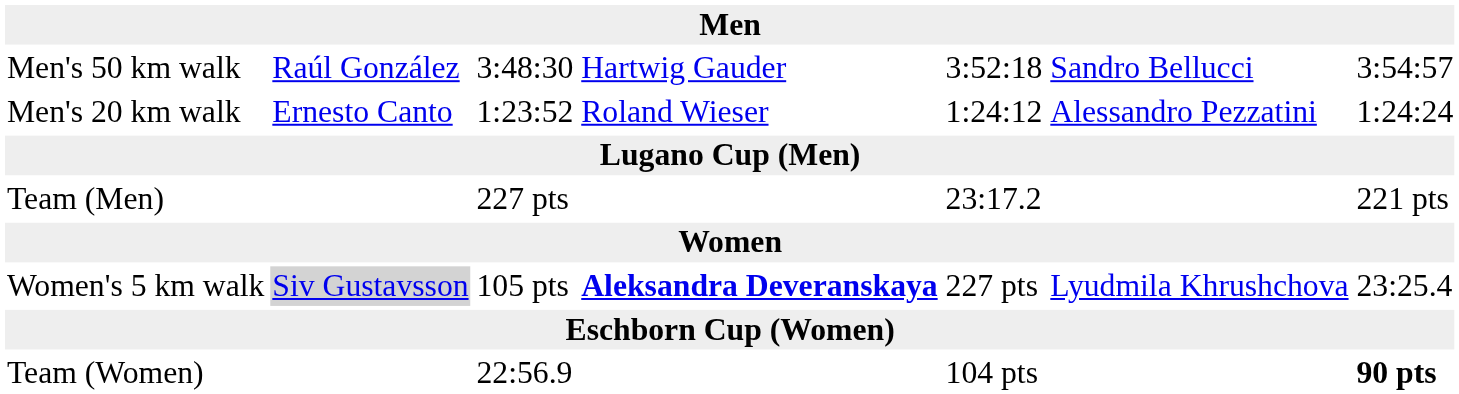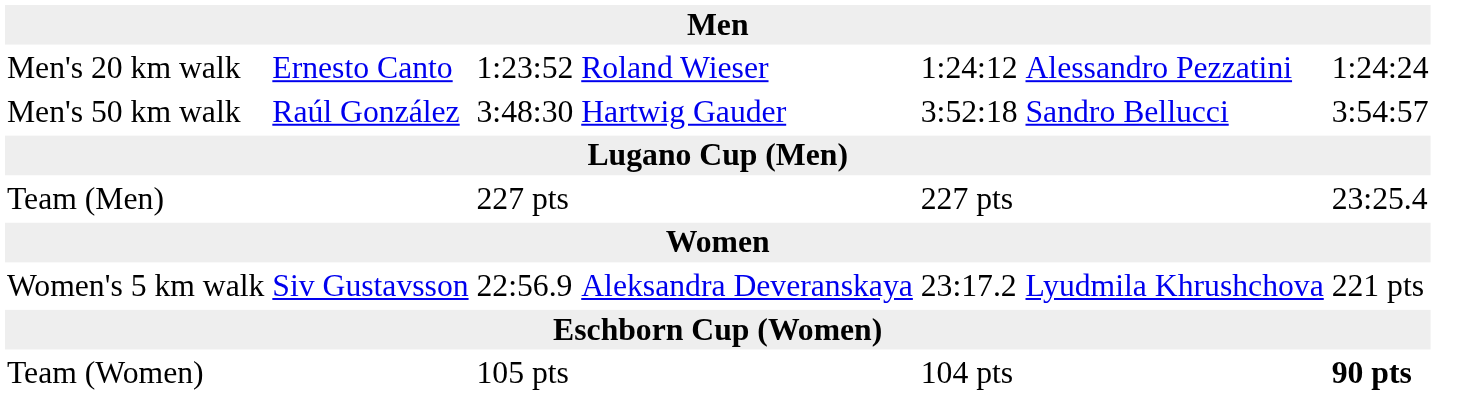rows swapped: (124, 111) <-> (124, 67)
(994, 198) 23:17.2 -> (967, 198) 227 pts
(1403, 198) 221 pts -> (1380, 198) 23:25.4
(370, 285) lightgrey background -> (370, 285) no background
(523, 285) 105 pts -> (524, 285) 22:56.9
(759, 285) bold -> (747, 285) normal
(992, 285) 227 pts -> (969, 285) 23:17.2
(1404, 285) 23:25.4 -> (1378, 285) 221 pts
(524, 372) 22:56.9 -> (523, 372) 105 pts
